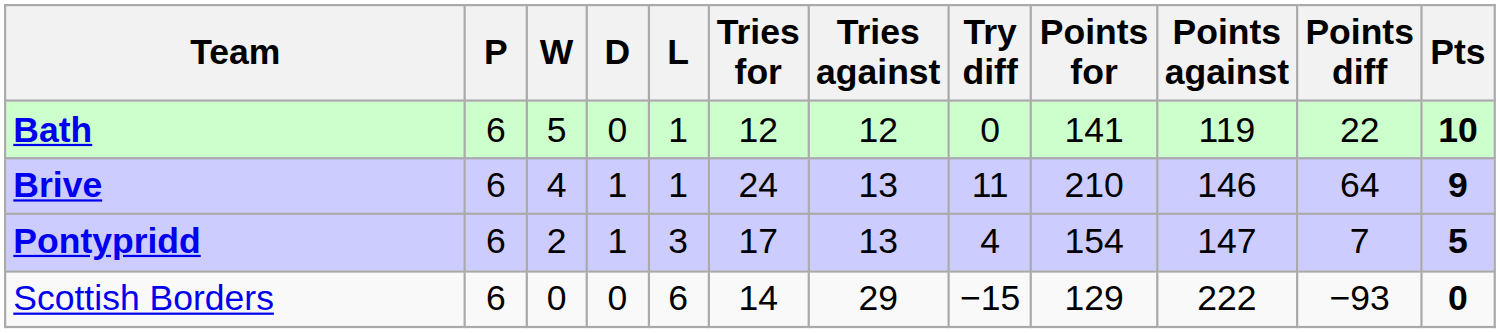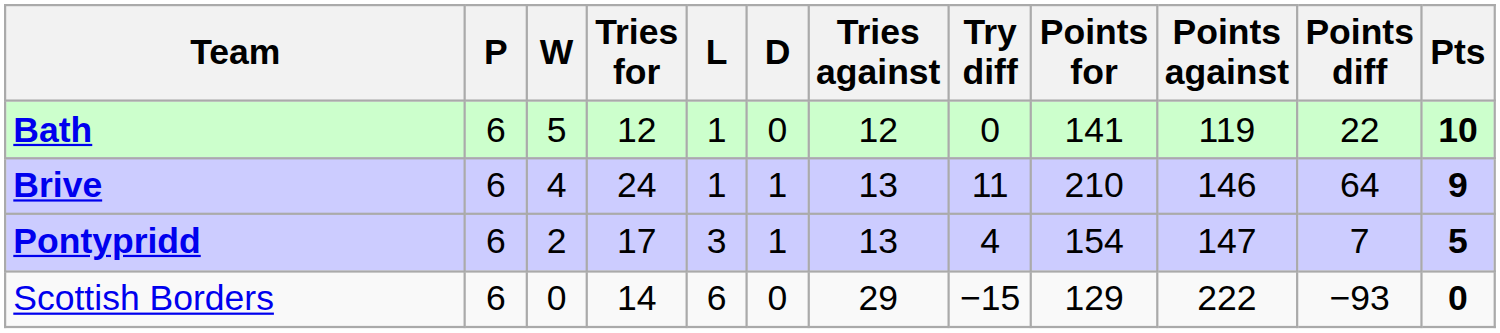columns swapped: (617, 52) <-> (758, 52)
